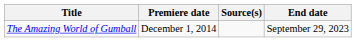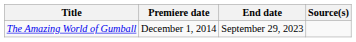columns swapped: (308, 12) <-> (242, 12)
